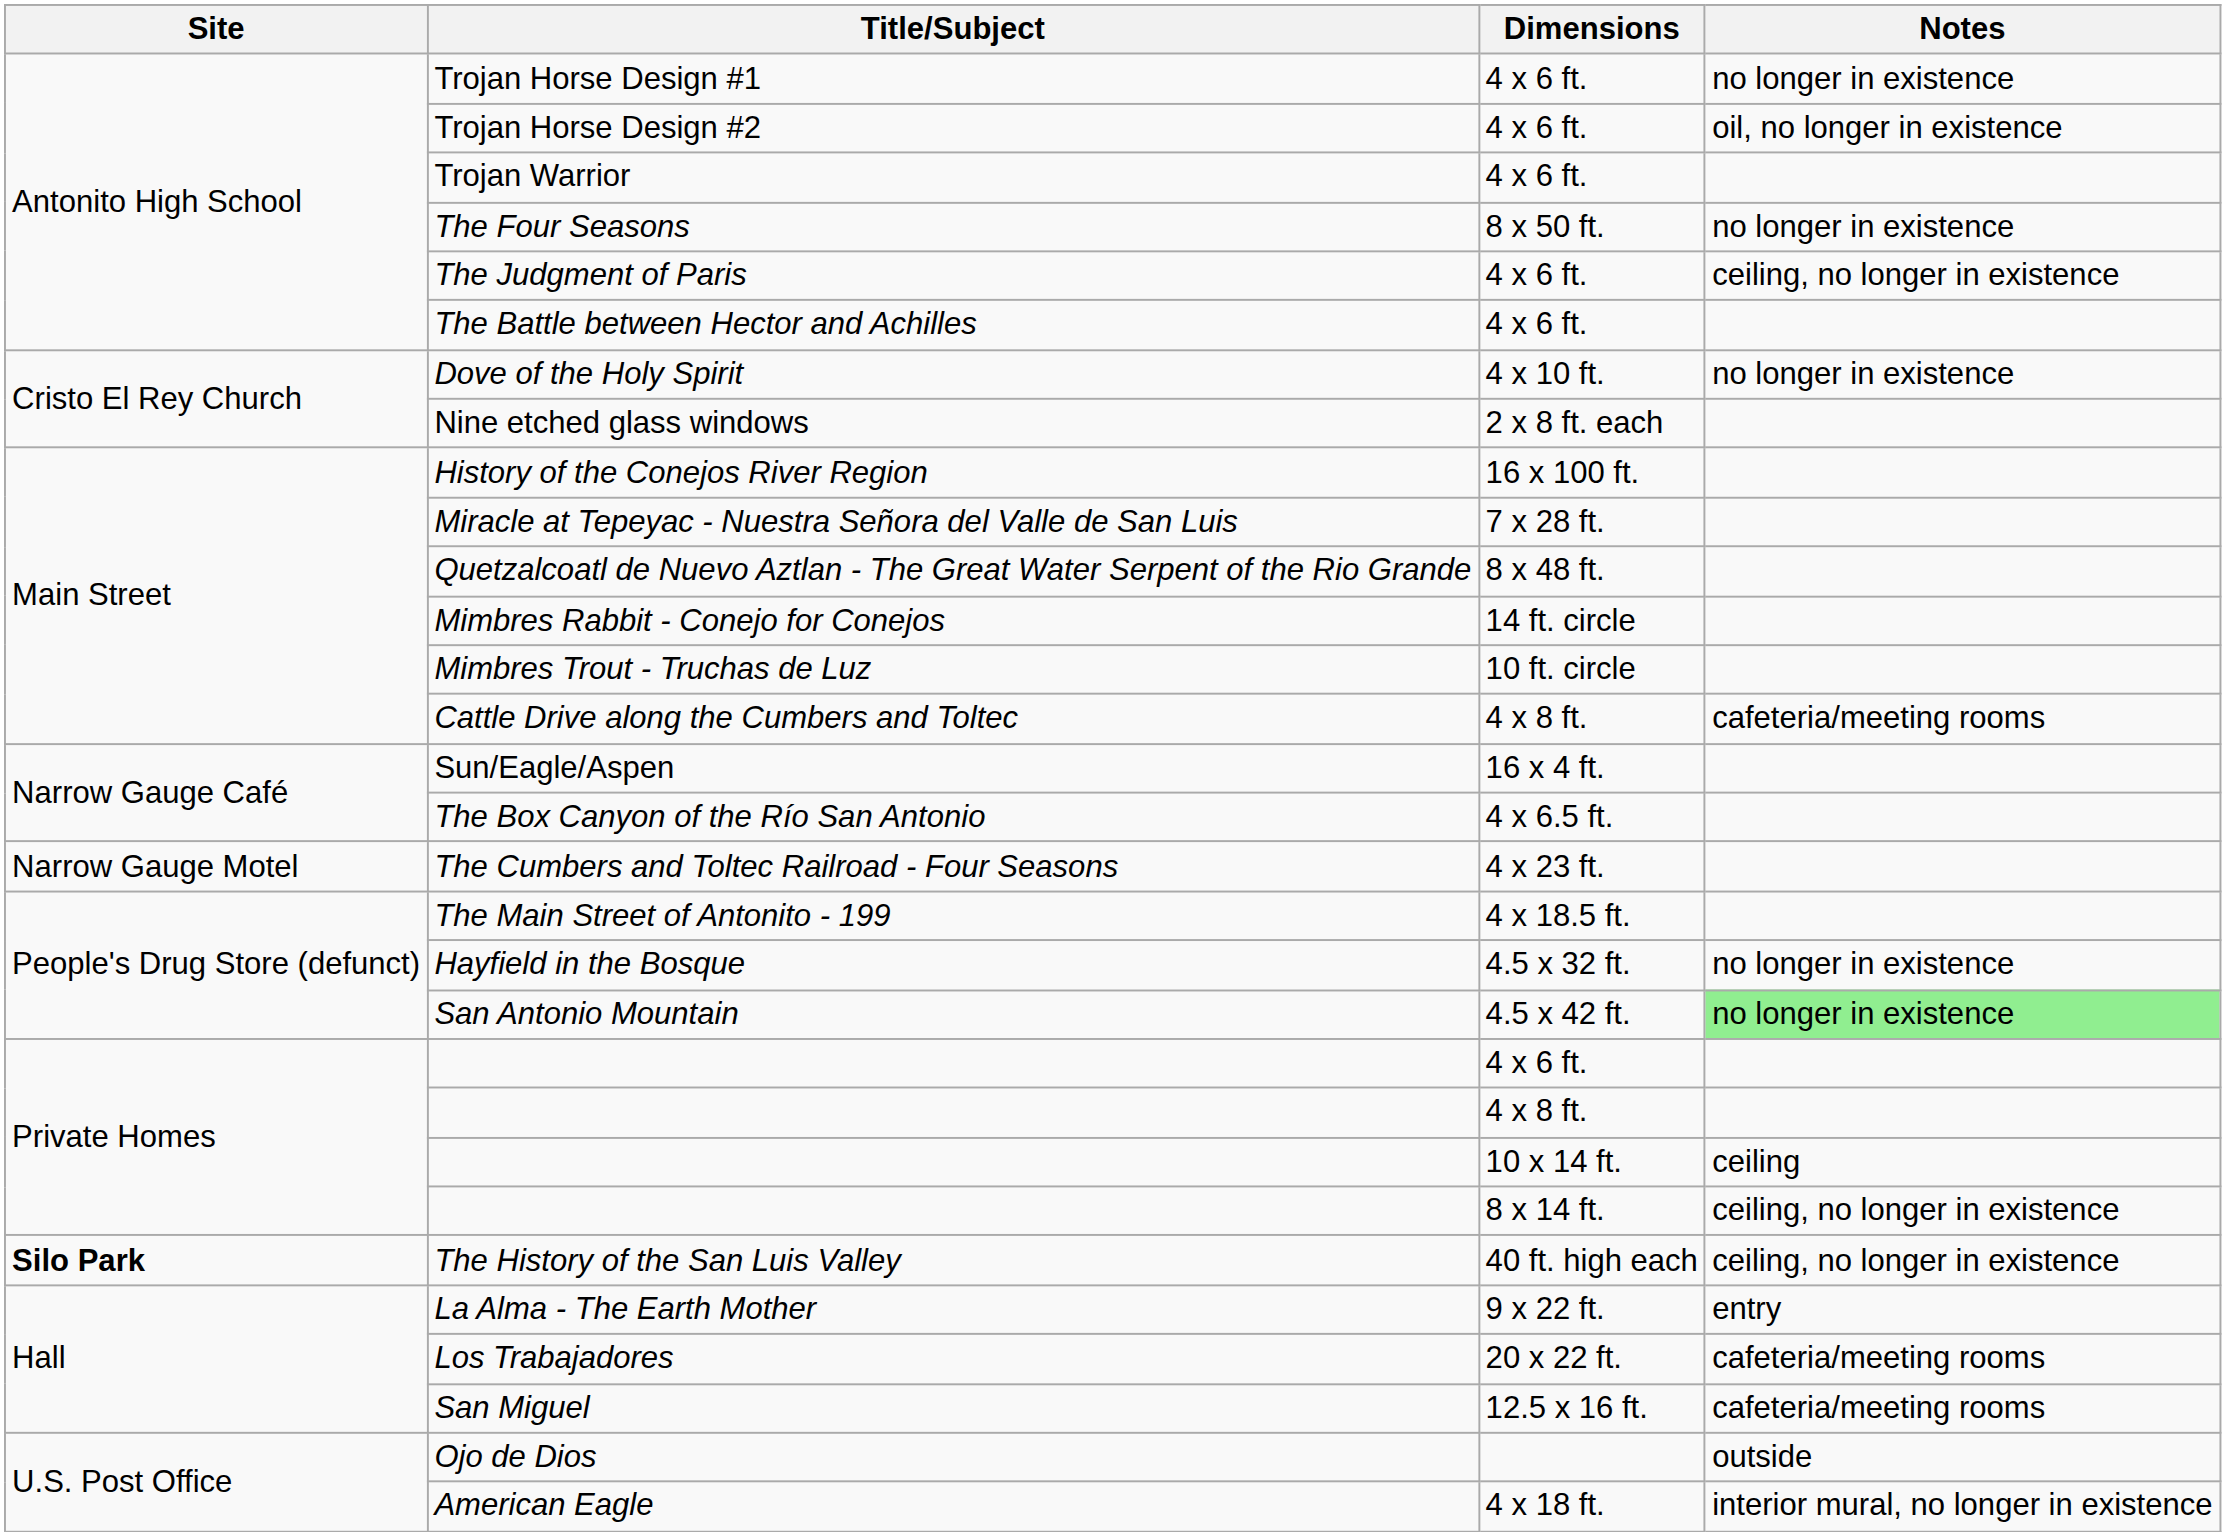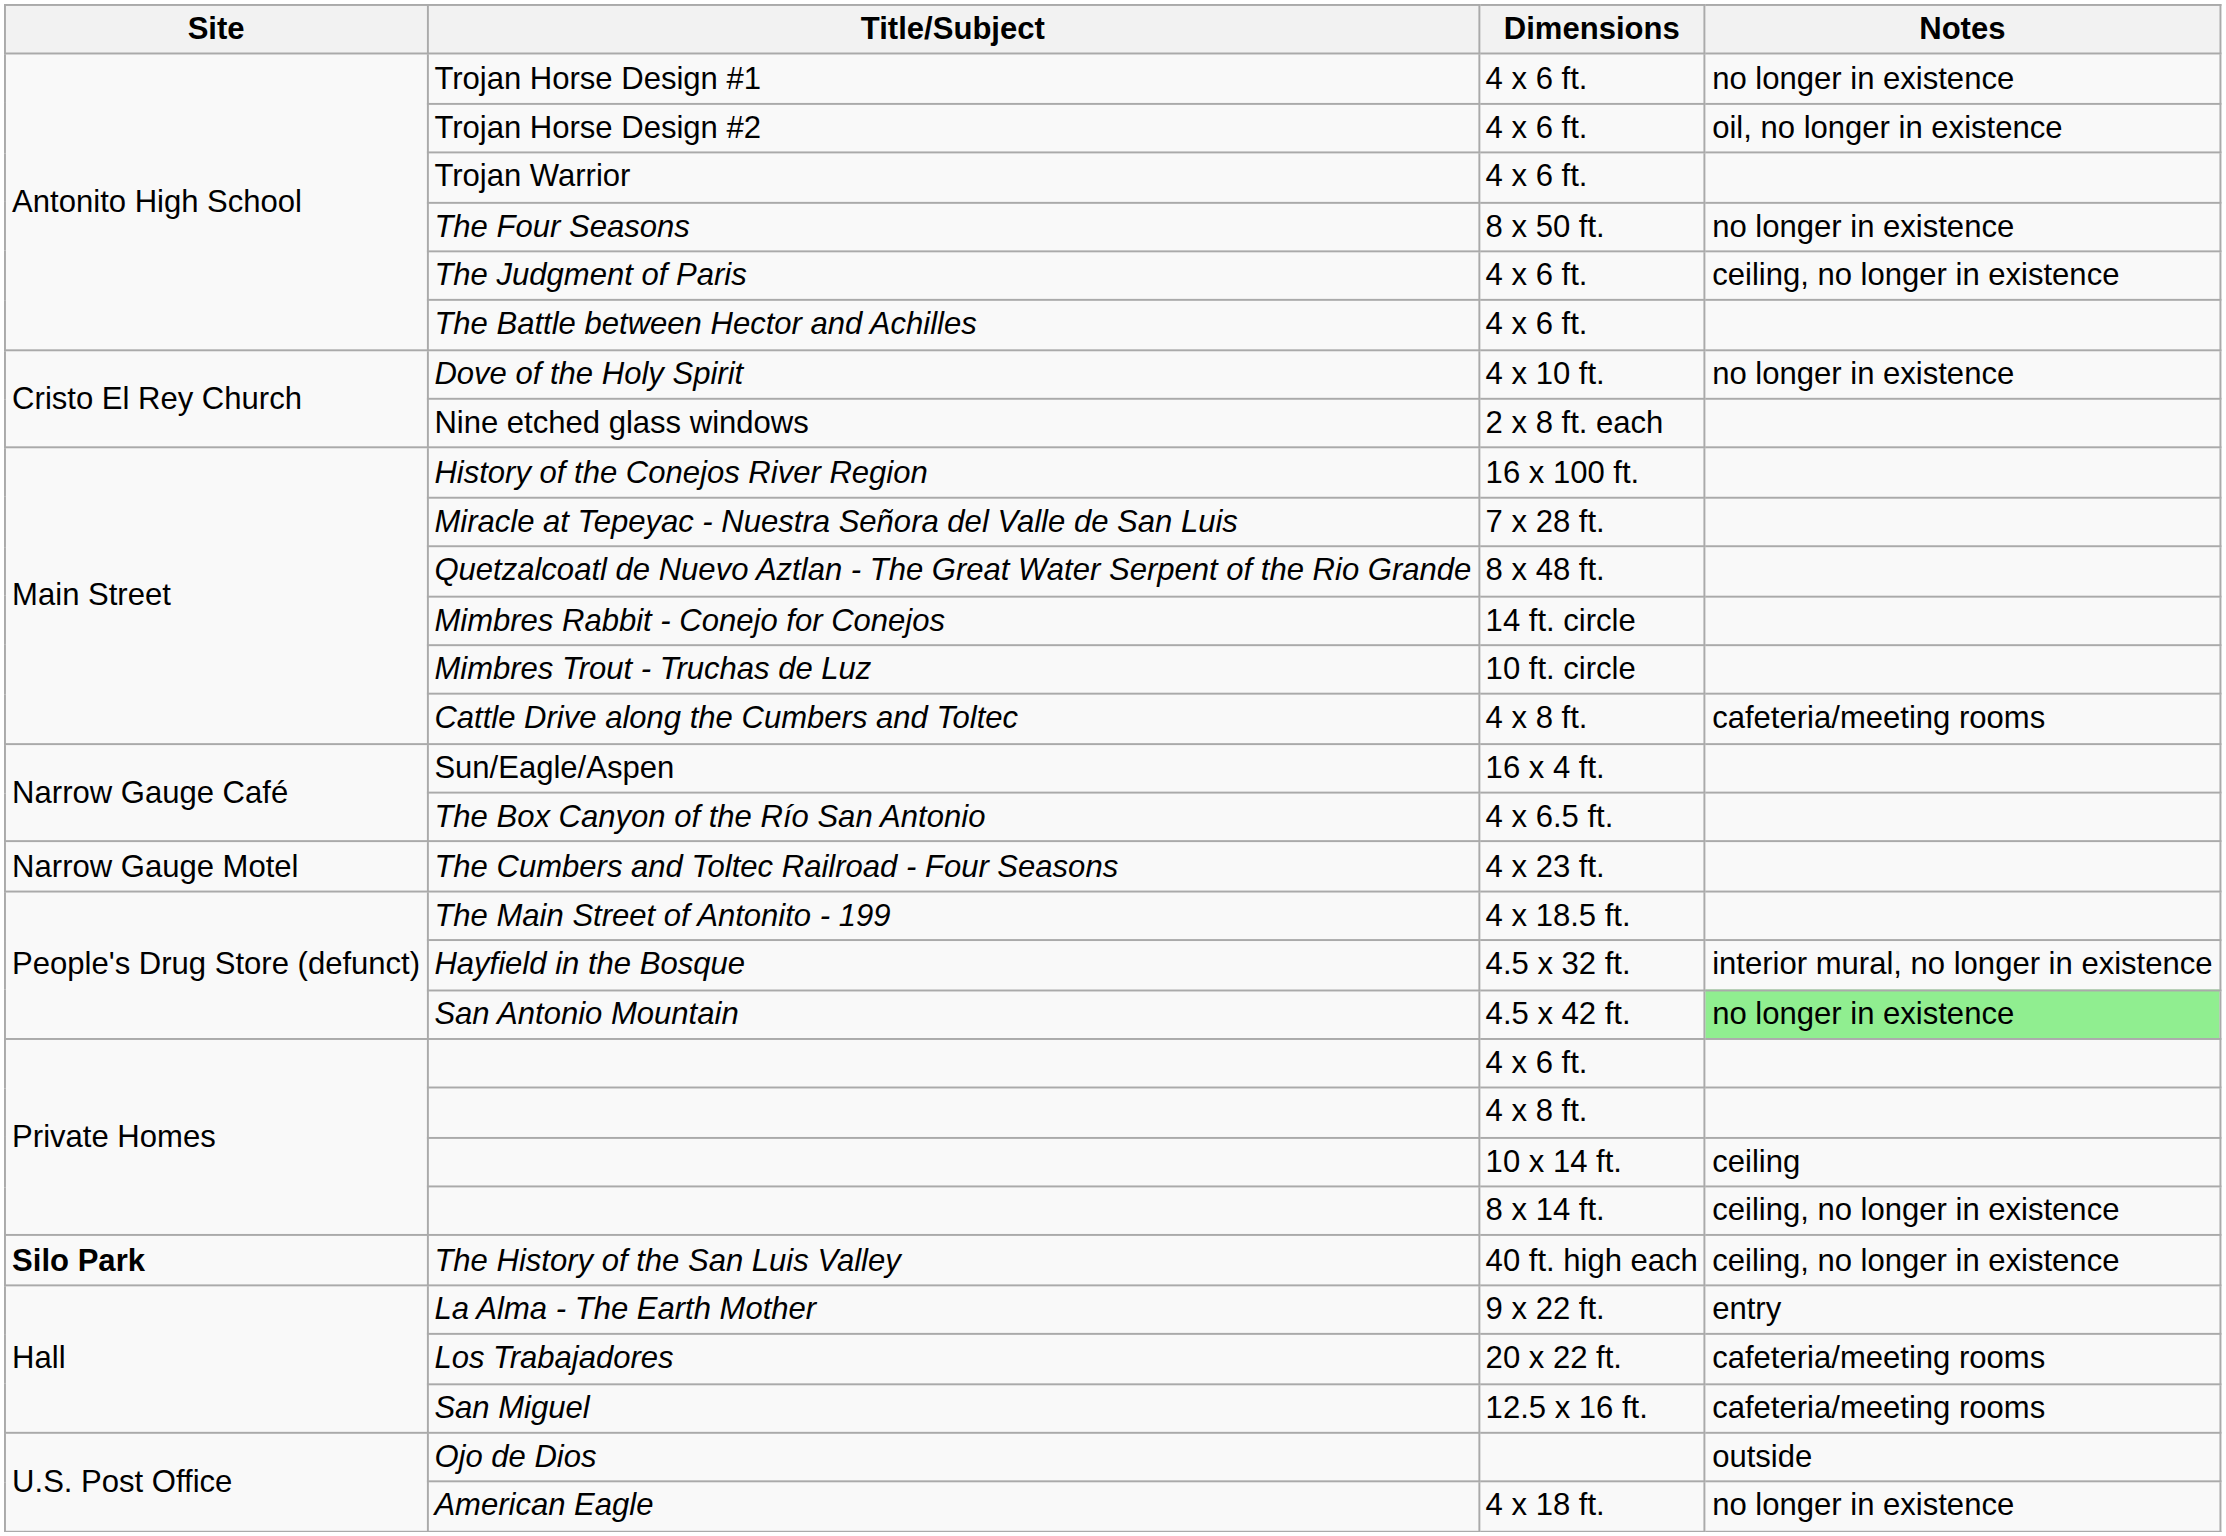(1863, 964) no longer in existence -> (1962, 964) interior mural, no longer in existence
(1962, 1505) interior mural, no longer in existence -> (1863, 1505) no longer in existence
